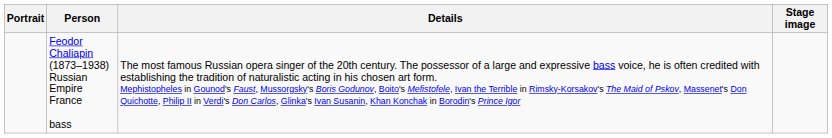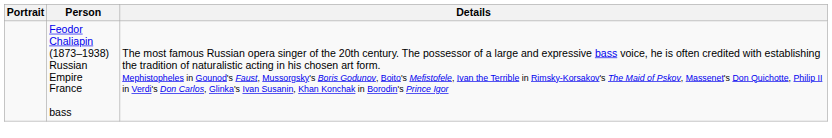- column: (800, 18)
